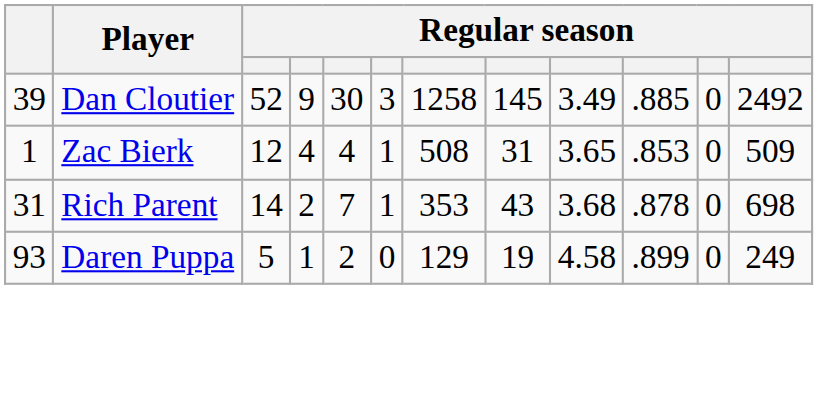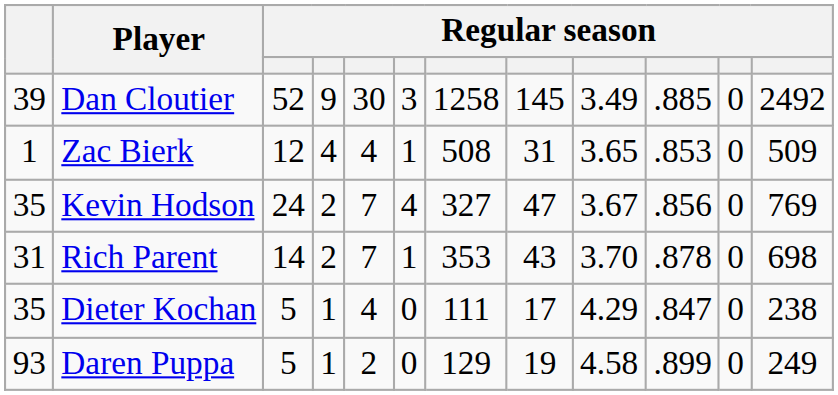+ row: (158, 204)
(587, 204) 3.68 -> (609, 257) 3.70
+ row: (159, 310)
